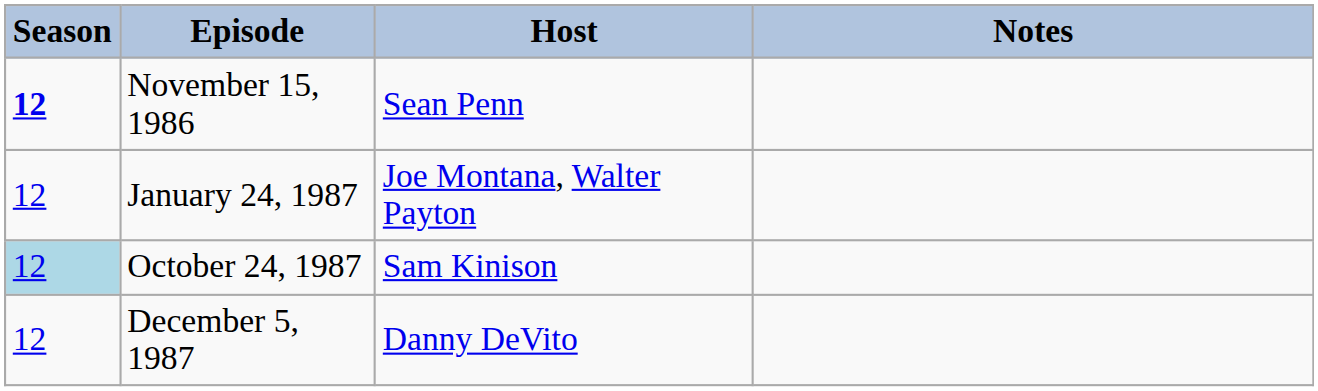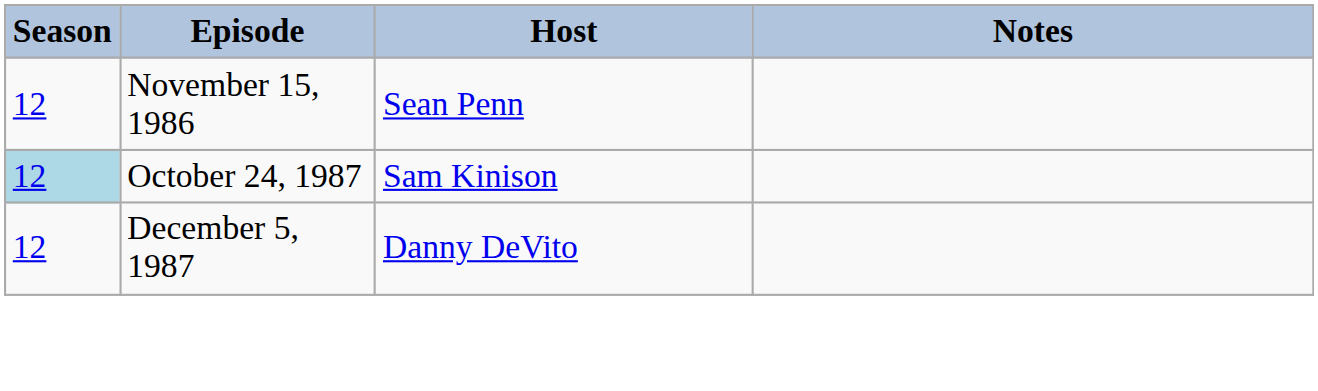(30, 103) bold -> (30, 103) normal
- row: (242, 194)
